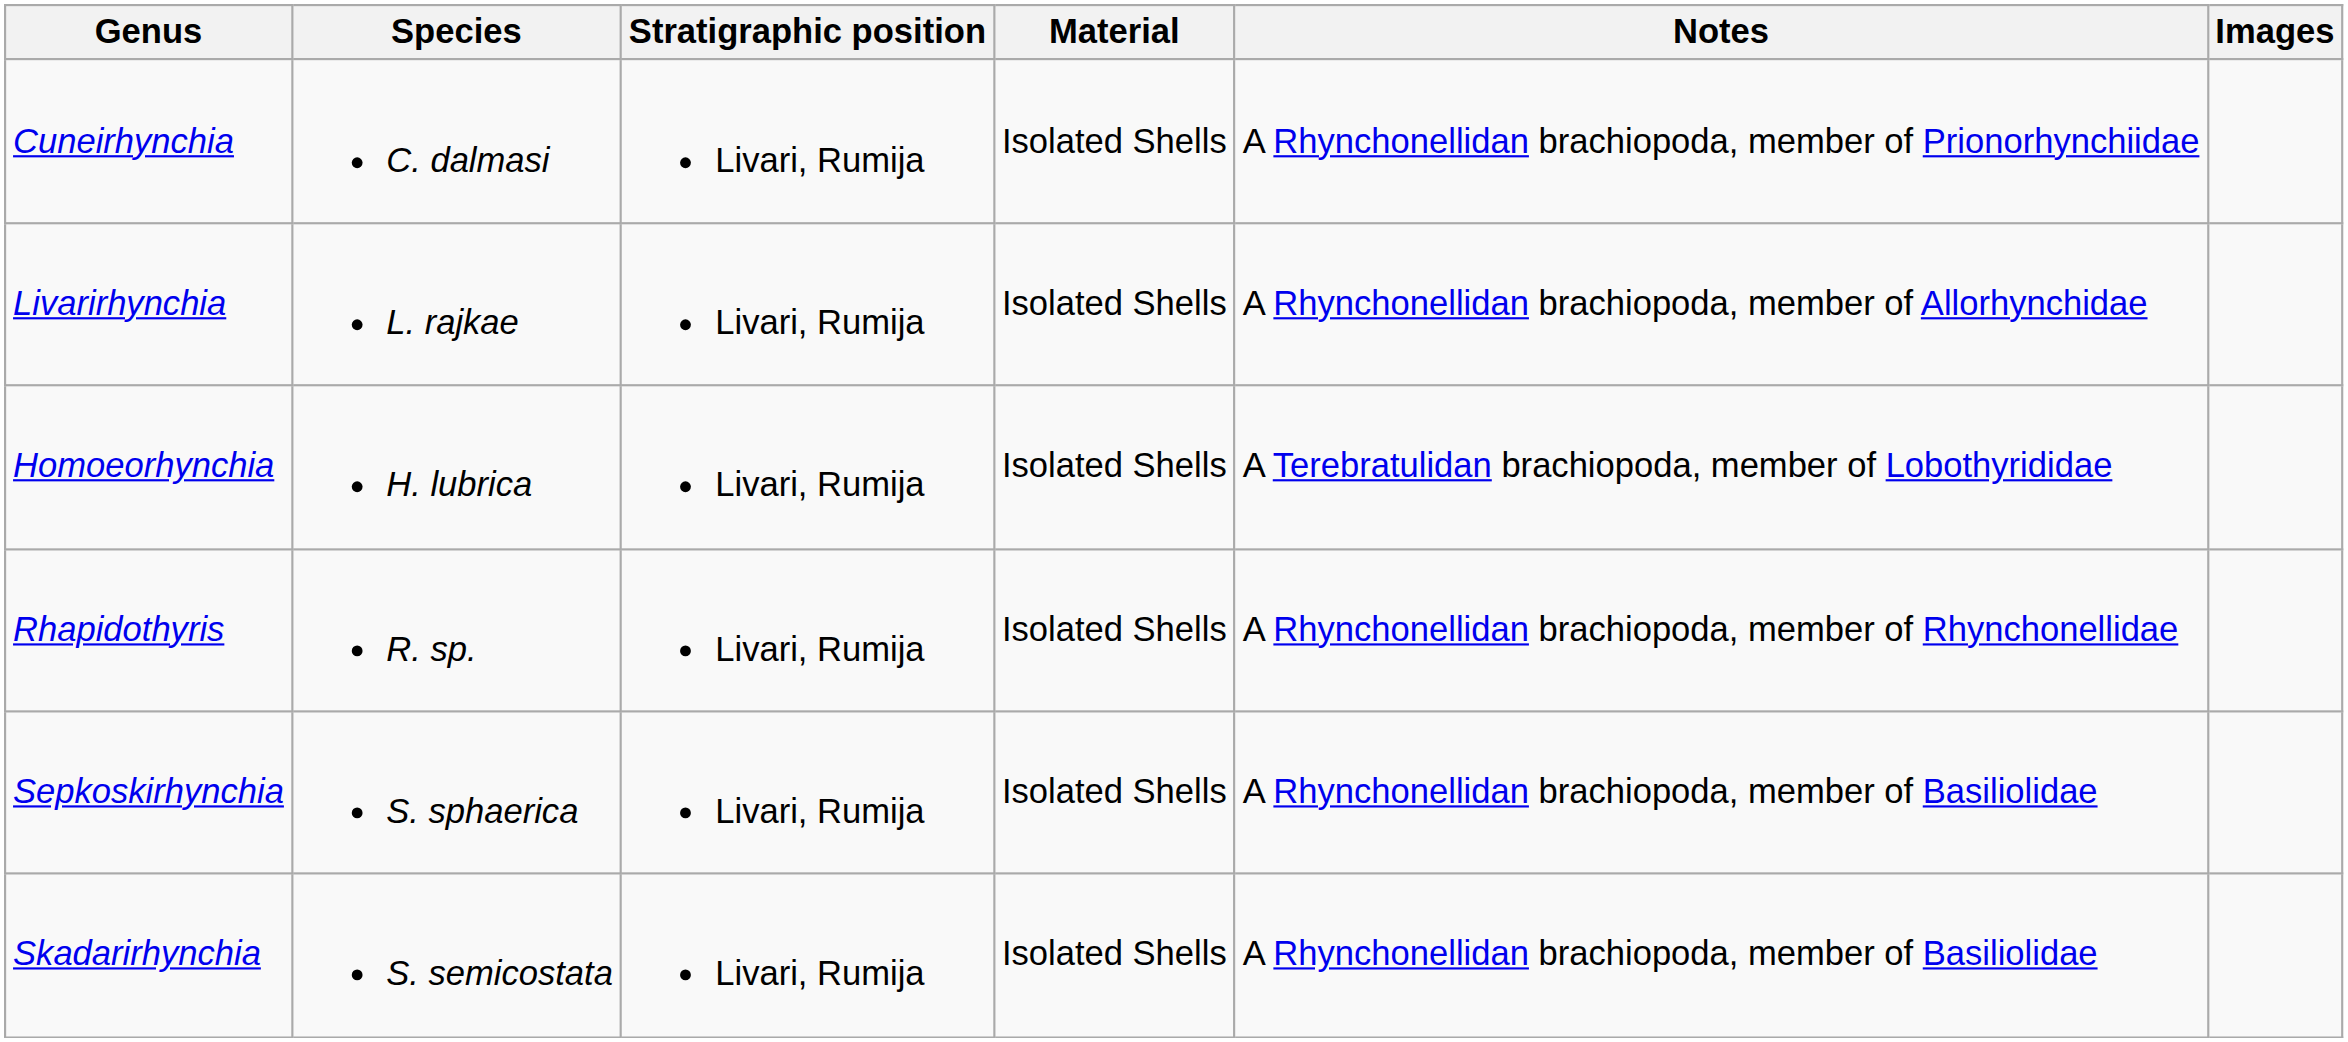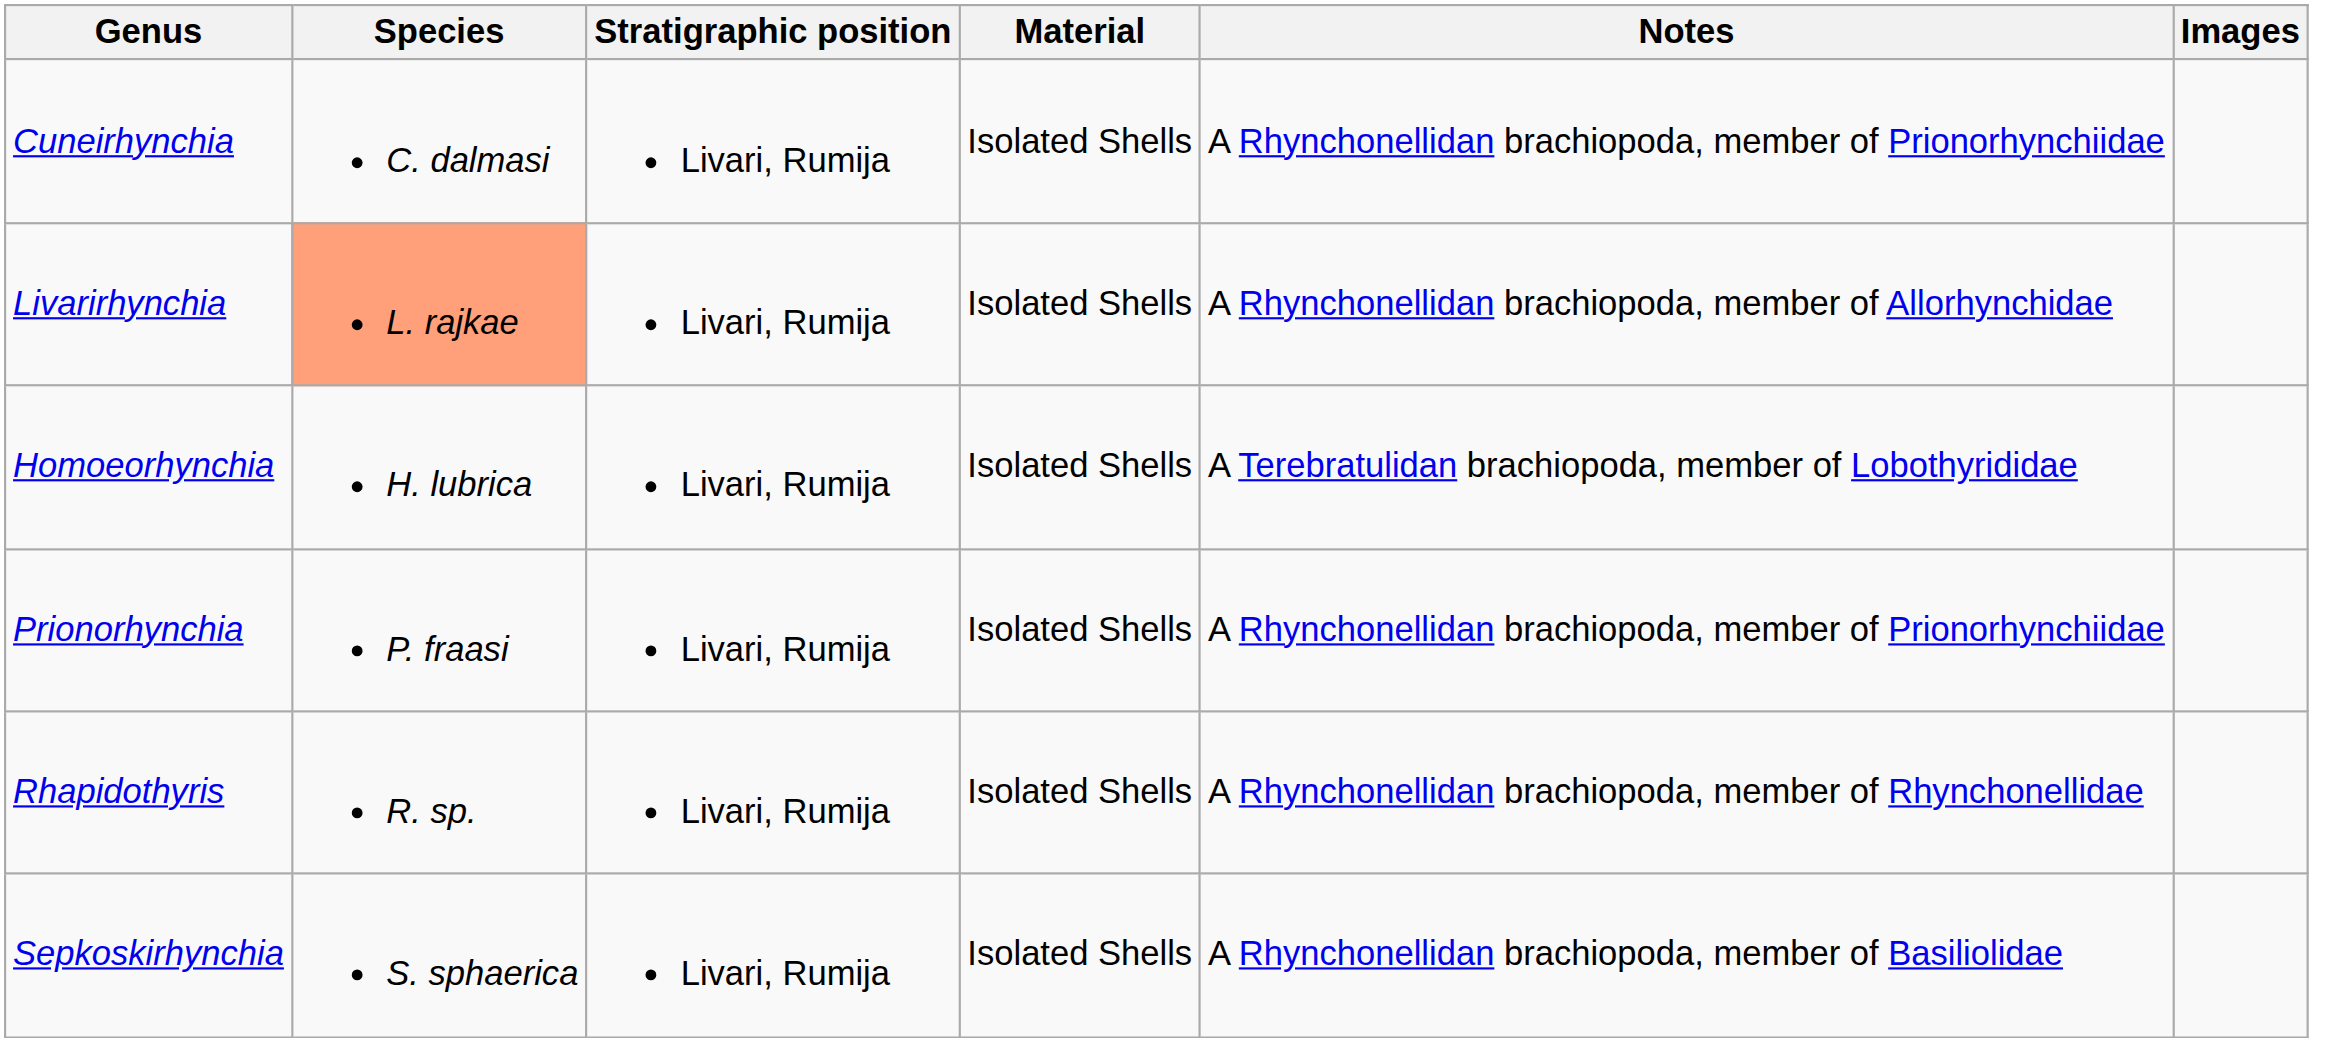(456, 324) no background -> (439, 324) lightsalmon background
+ row: (128, 629)
- row: (137, 954)
